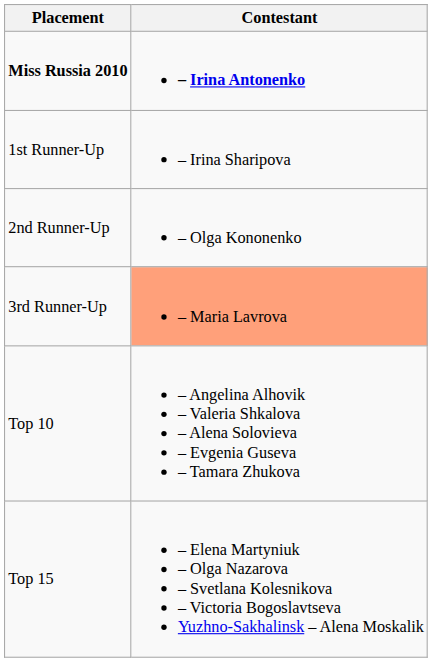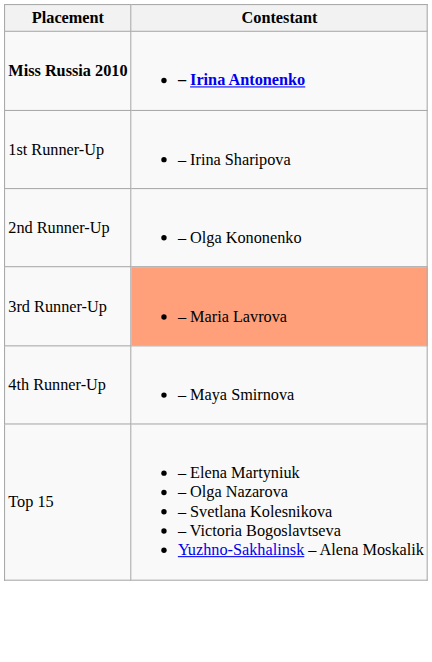+ row: (57, 385)
- row: (31, 423)
